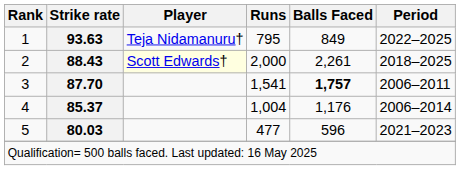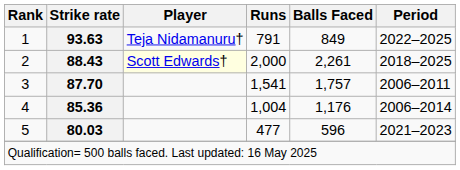(268, 38) 795 -> (268, 38) 791
(333, 84) bold -> (333, 84) normal
(85, 107) 85.37 -> (85, 107) 85.36
